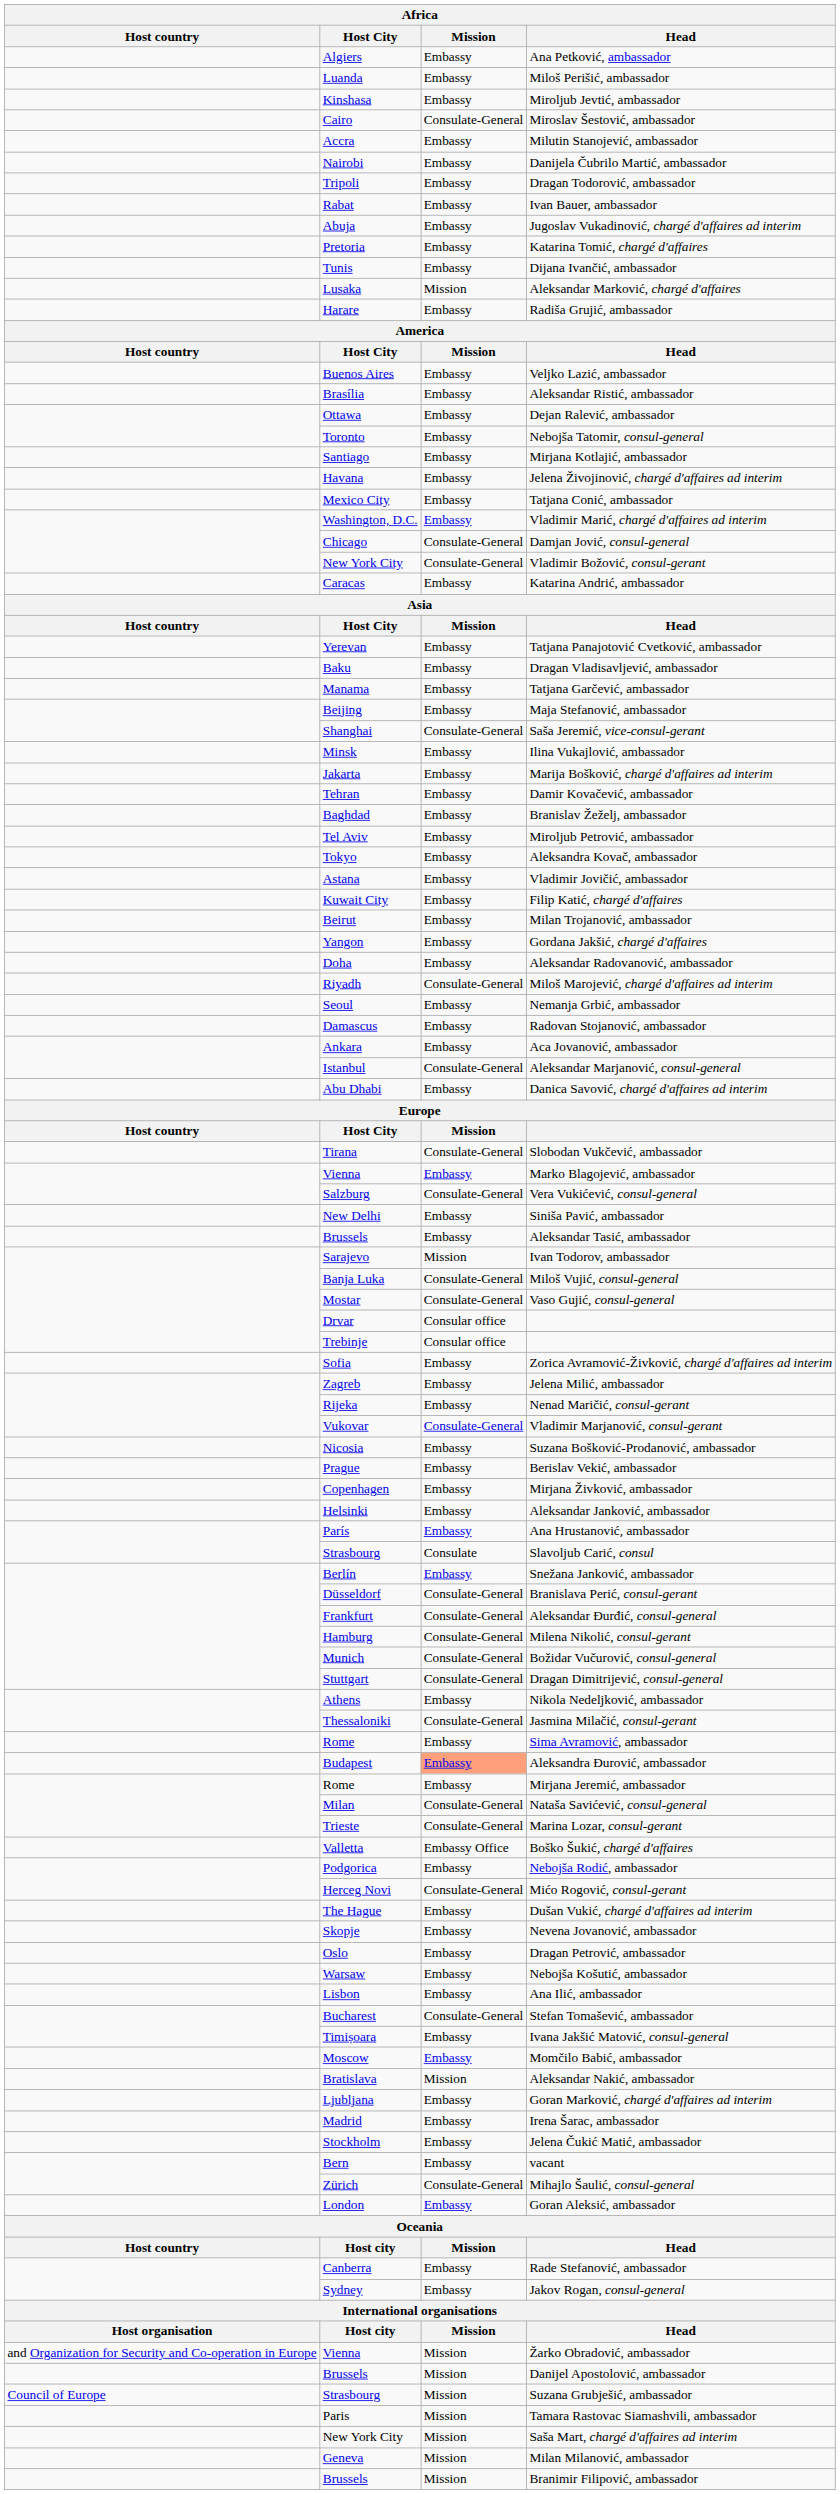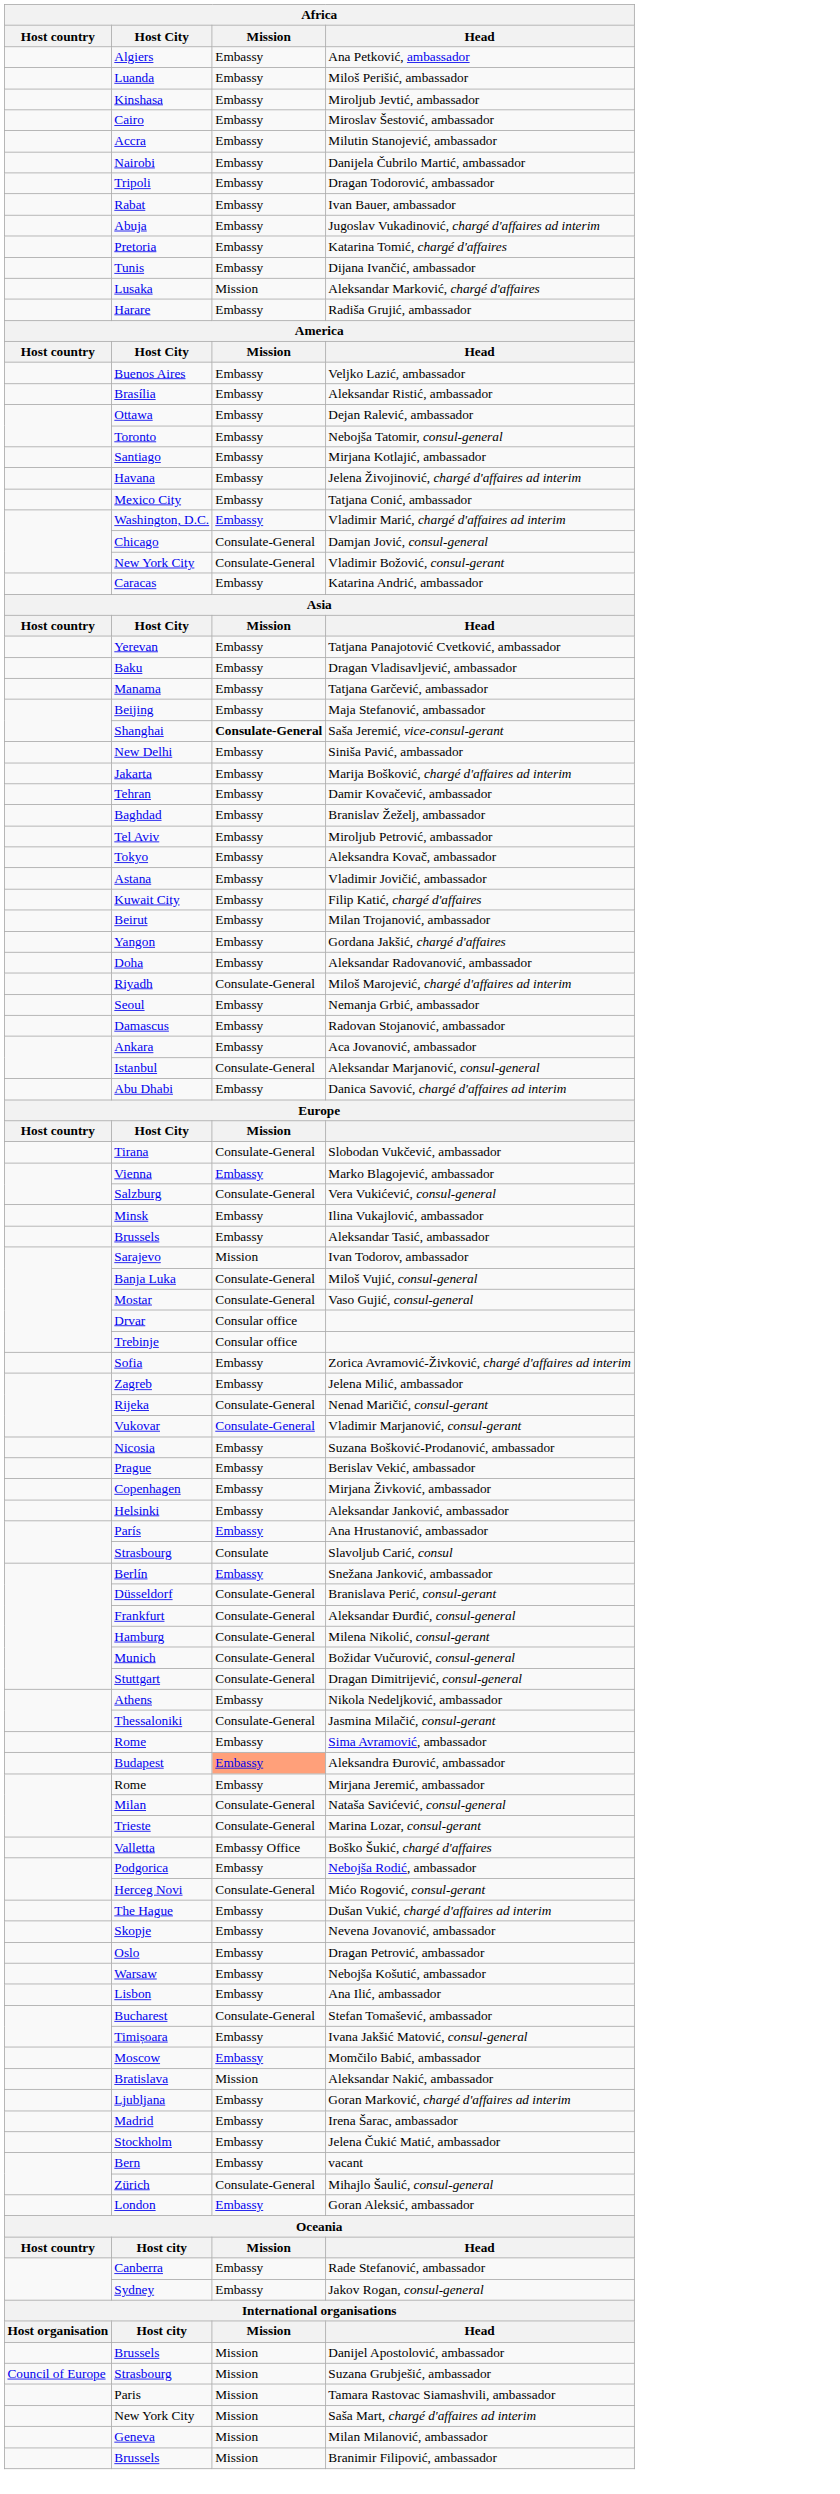(474, 120) Consulate-General -> (239, 120) Embassy
(474, 731) normal -> (269, 731) bold
rows swapped: (352, 1215) <-> (340, 752)
(448, 1405) Embassy -> (265, 1405) Consulate-General
- row: (342, 2352)
